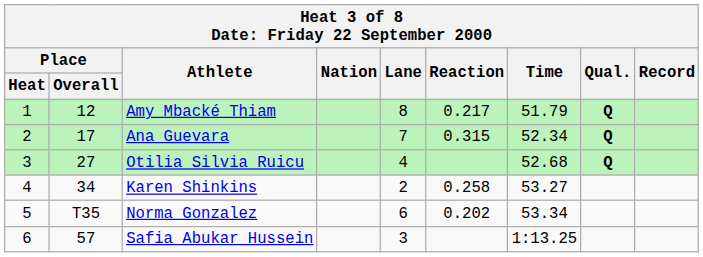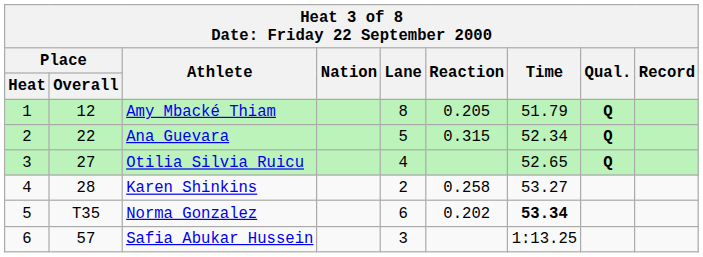(467, 112) 0.217 -> (467, 112) 0.205
(86, 137) 17 -> (86, 137) 22
(403, 137) 7 -> (403, 137) 5
(544, 162) 52.68 -> (544, 162) 52.65
(86, 188) 34 -> (86, 188) 28
(544, 213) normal -> (544, 213) bold
